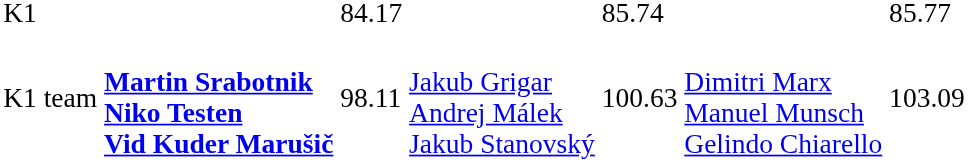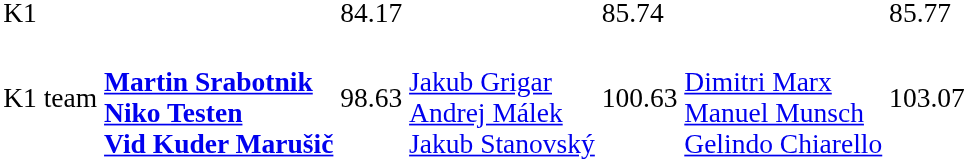(371, 97) 98.11 -> (371, 97) 98.63
(927, 97) 103.09 -> (927, 97) 103.07
